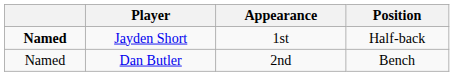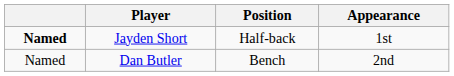columns swapped: (397, 15) <-> (281, 15)
